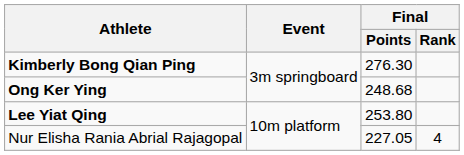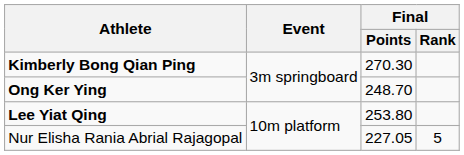(389, 65) 276.30 -> (389, 65) 270.30
(389, 90) 248.68 -> (389, 90) 248.70
(438, 139) 4 -> (438, 139) 5
